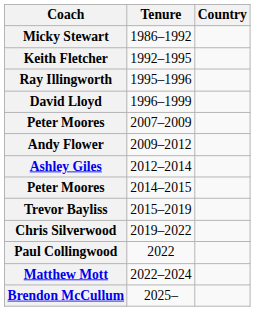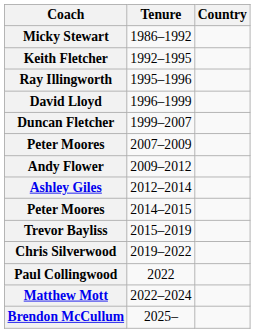+ row: (66, 123)
